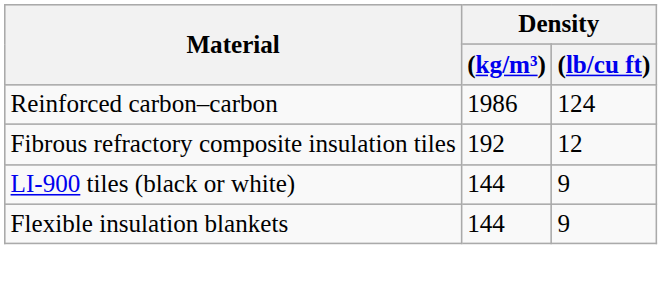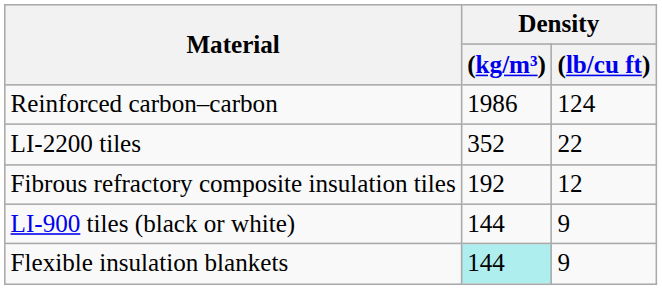+ row: (76, 143)
(486, 223) no background -> (486, 263) paleturquoise background
